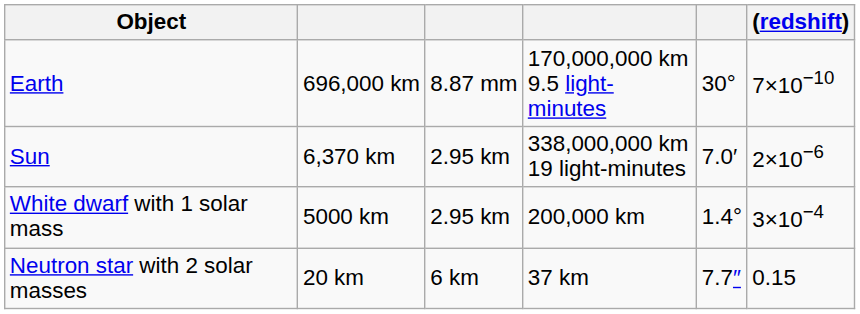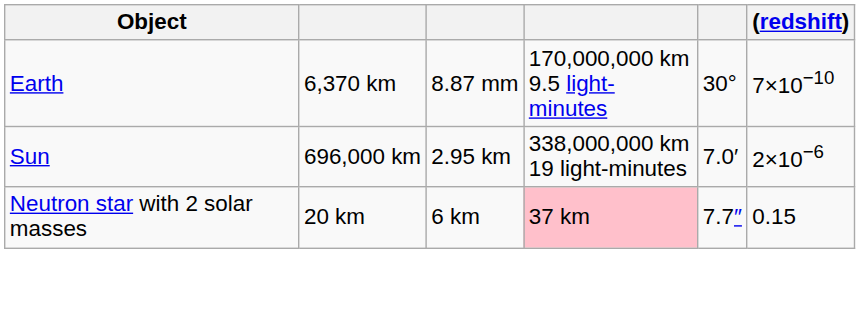(361, 82) 696,000 km -> (350, 82) 6,370 km
(349, 156) 6,370 km -> (362, 156) 696,000 km
- row: (129, 217)
(558, 277) no background -> (559, 217) pink background
